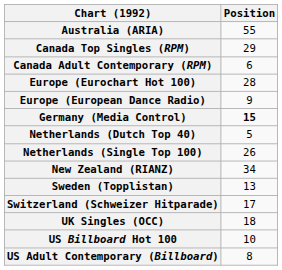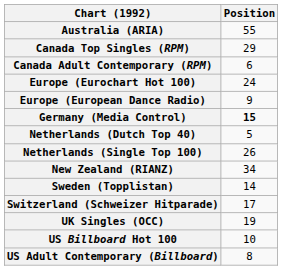(250, 83) 28 -> (250, 83) 24
(250, 187) 13 -> (250, 187) 14
(250, 222) 18 -> (250, 222) 19
